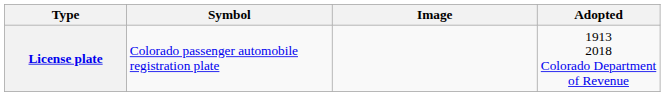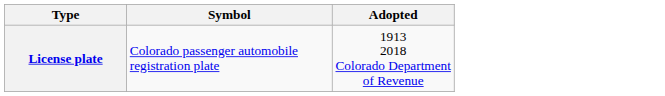- column: (435, 15)
